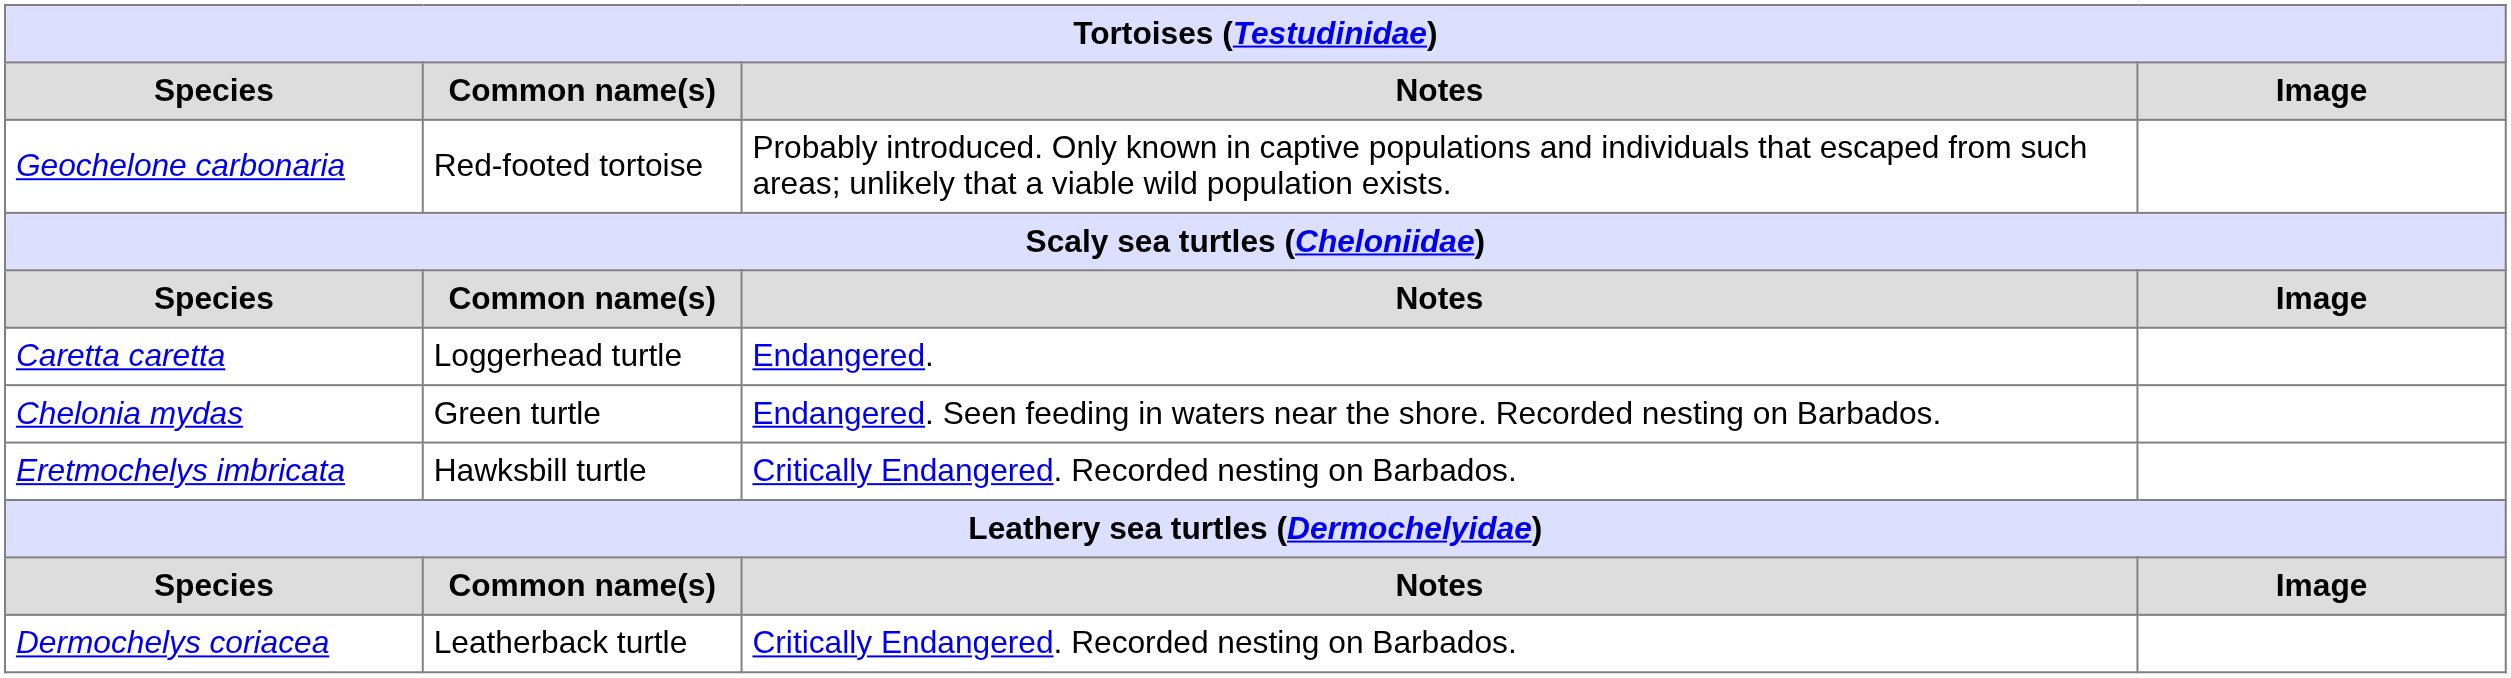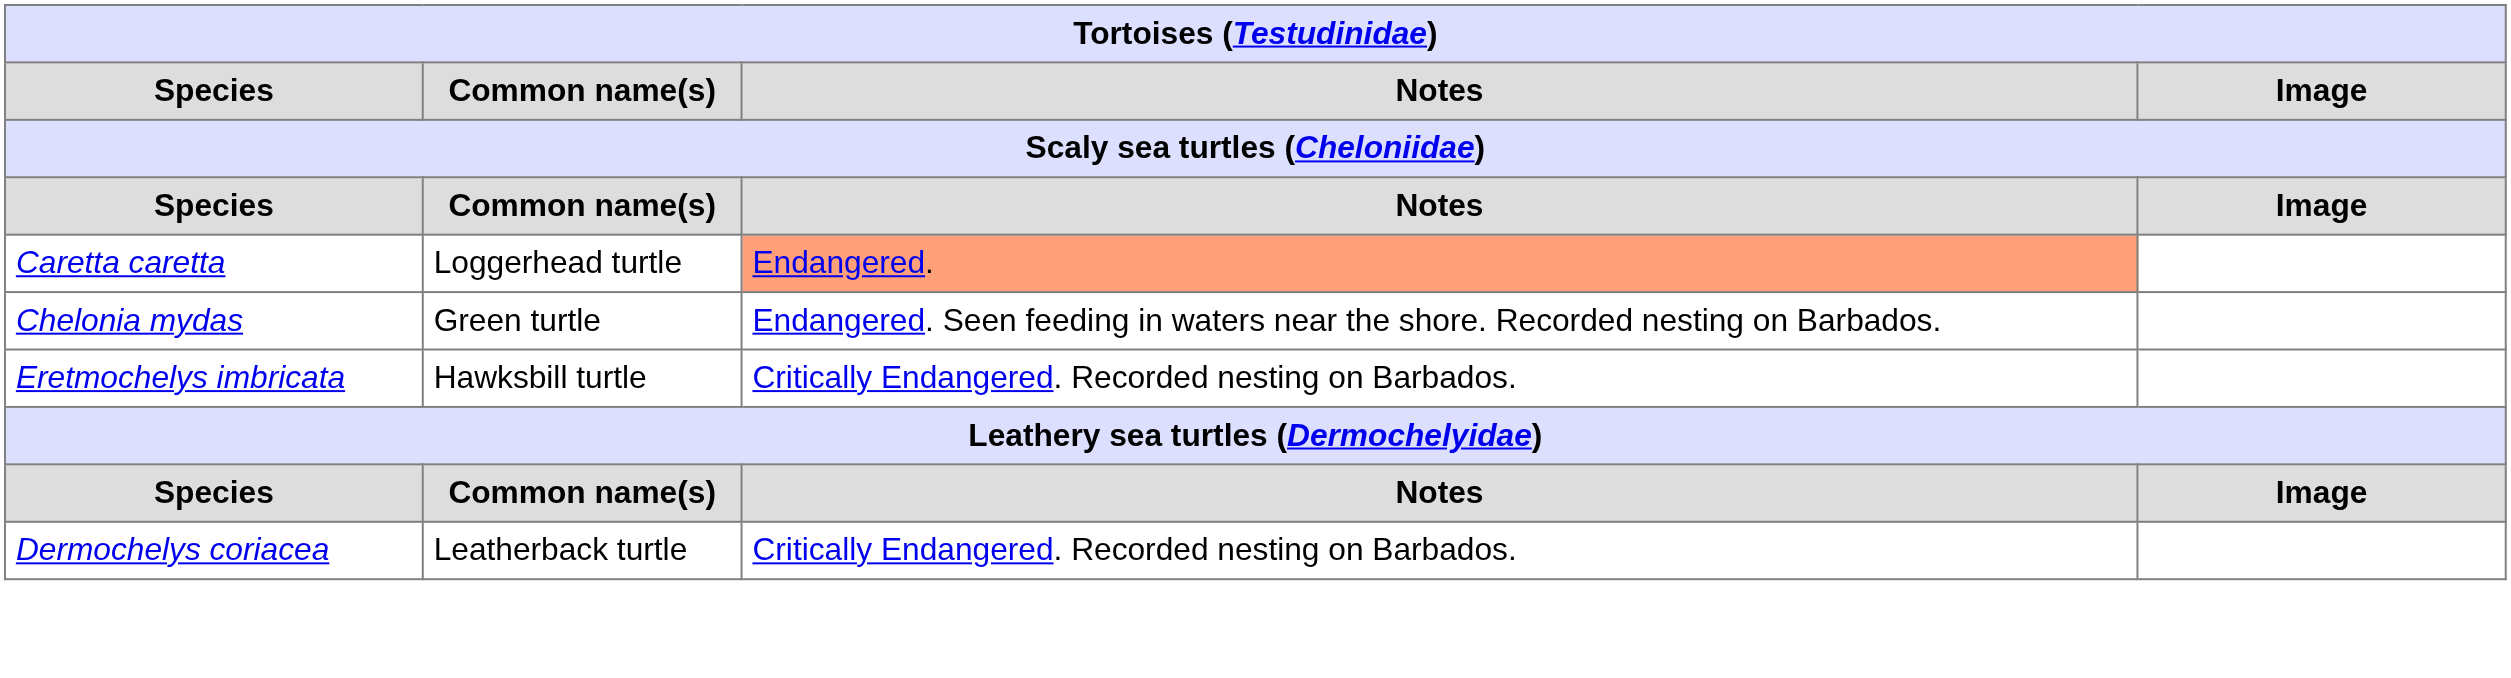- row: (181, 165)
(843, 355) no background -> (843, 262) lightsalmon background
